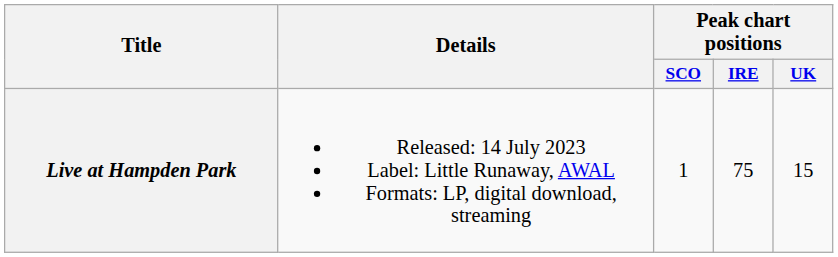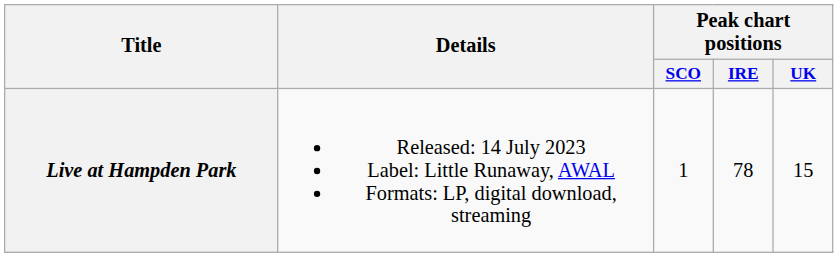(743, 170) 75 -> (743, 170) 78
